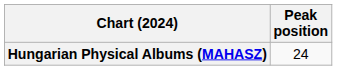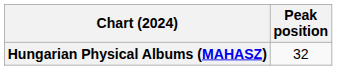(301, 53) 24 -> (301, 53) 32
